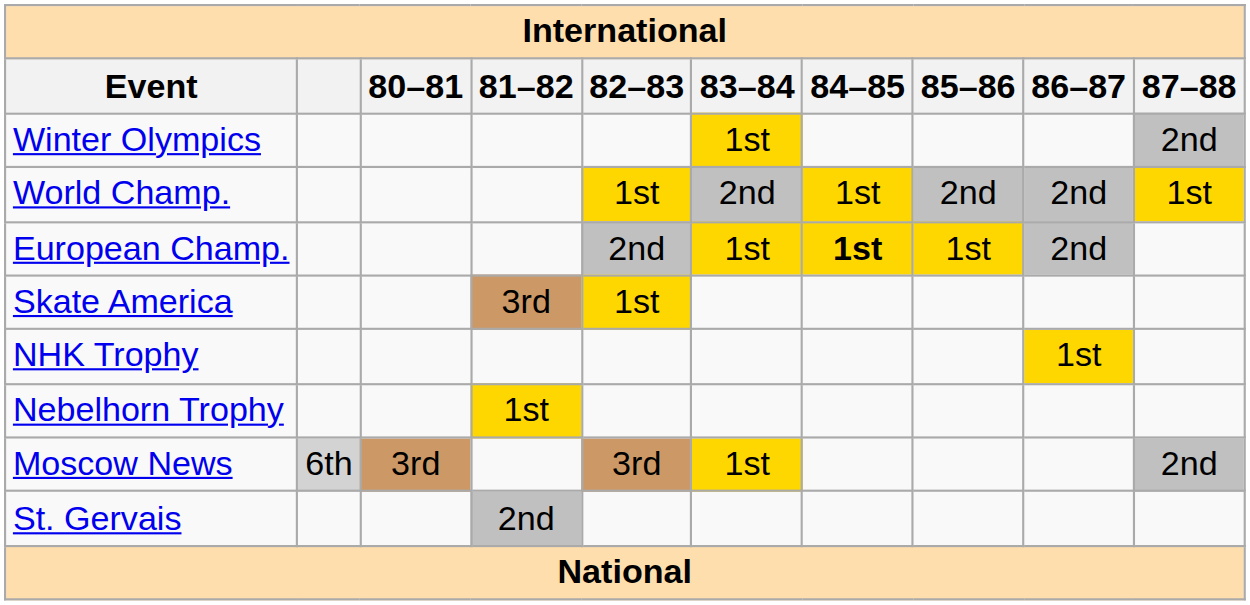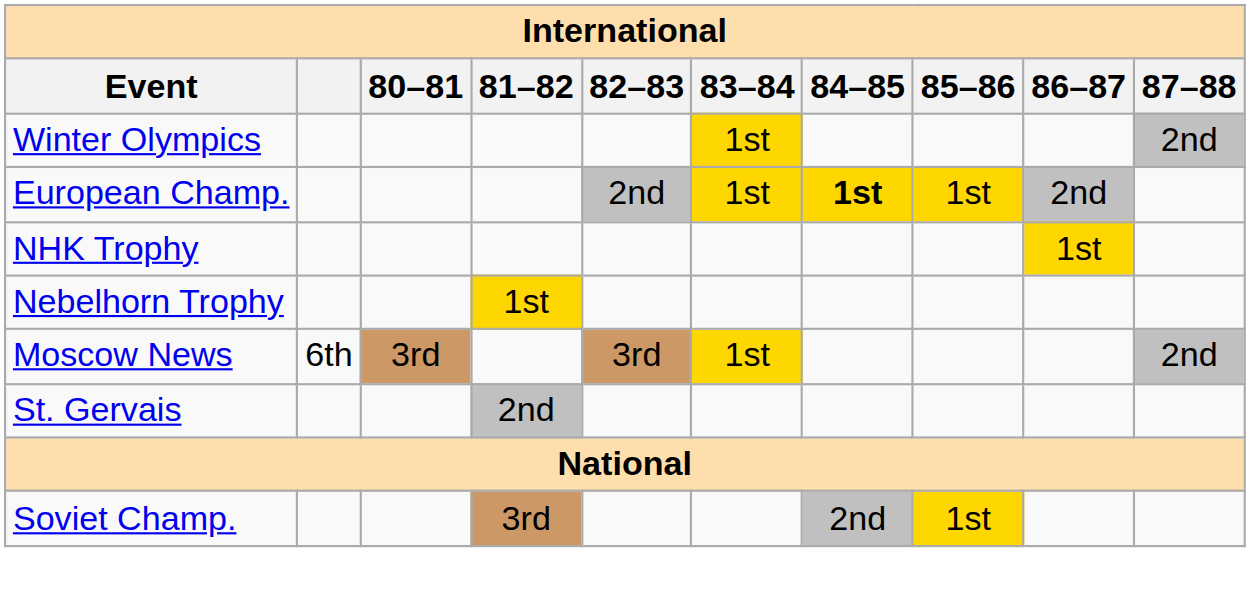- row: (122, 193)
- row: (123, 301)
(329, 463) lightgrey background -> (329, 355) no background
+ row: (125, 517)
